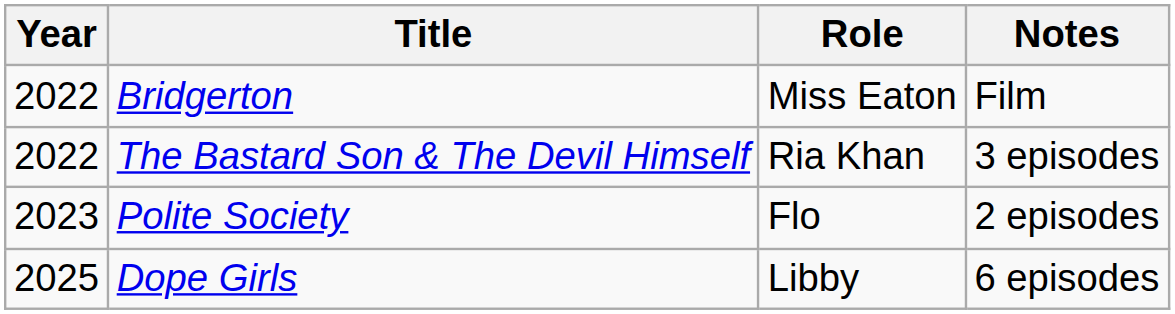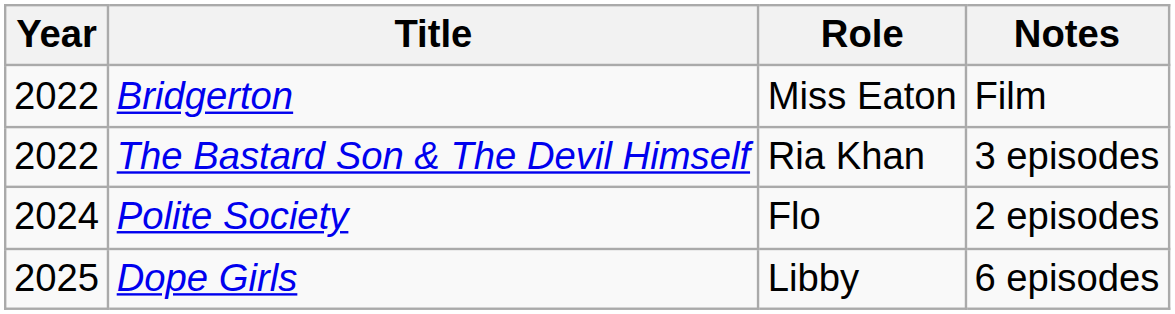(57, 216) 2023 -> (57, 216) 2024
